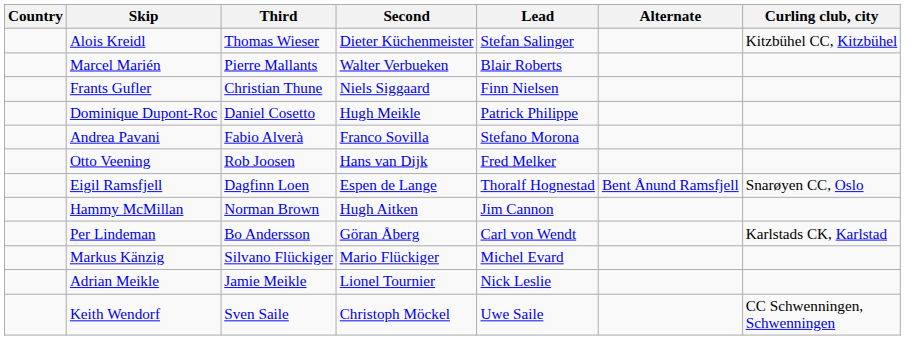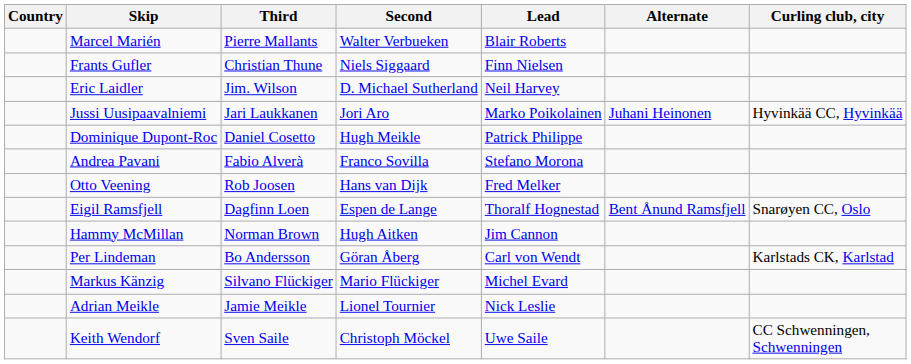- row: (108, 40)
+ row: (106, 88)
+ row: (138, 112)
